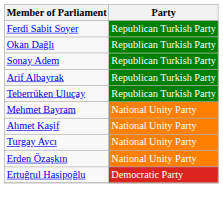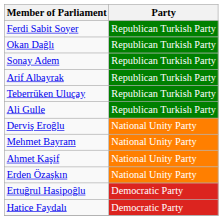+ row: (26, 110)
+ row: (36, 126)
- row: (32, 142)
+ row: (37, 207)
